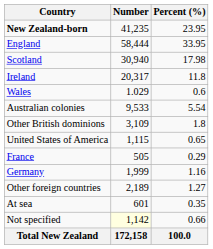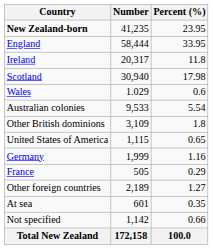rows swapped: (24, 60) <-> (21, 76)
rows swapped: (25, 172) <-> (20, 156)
(137, 220) lightyellow background -> (137, 220) no background
